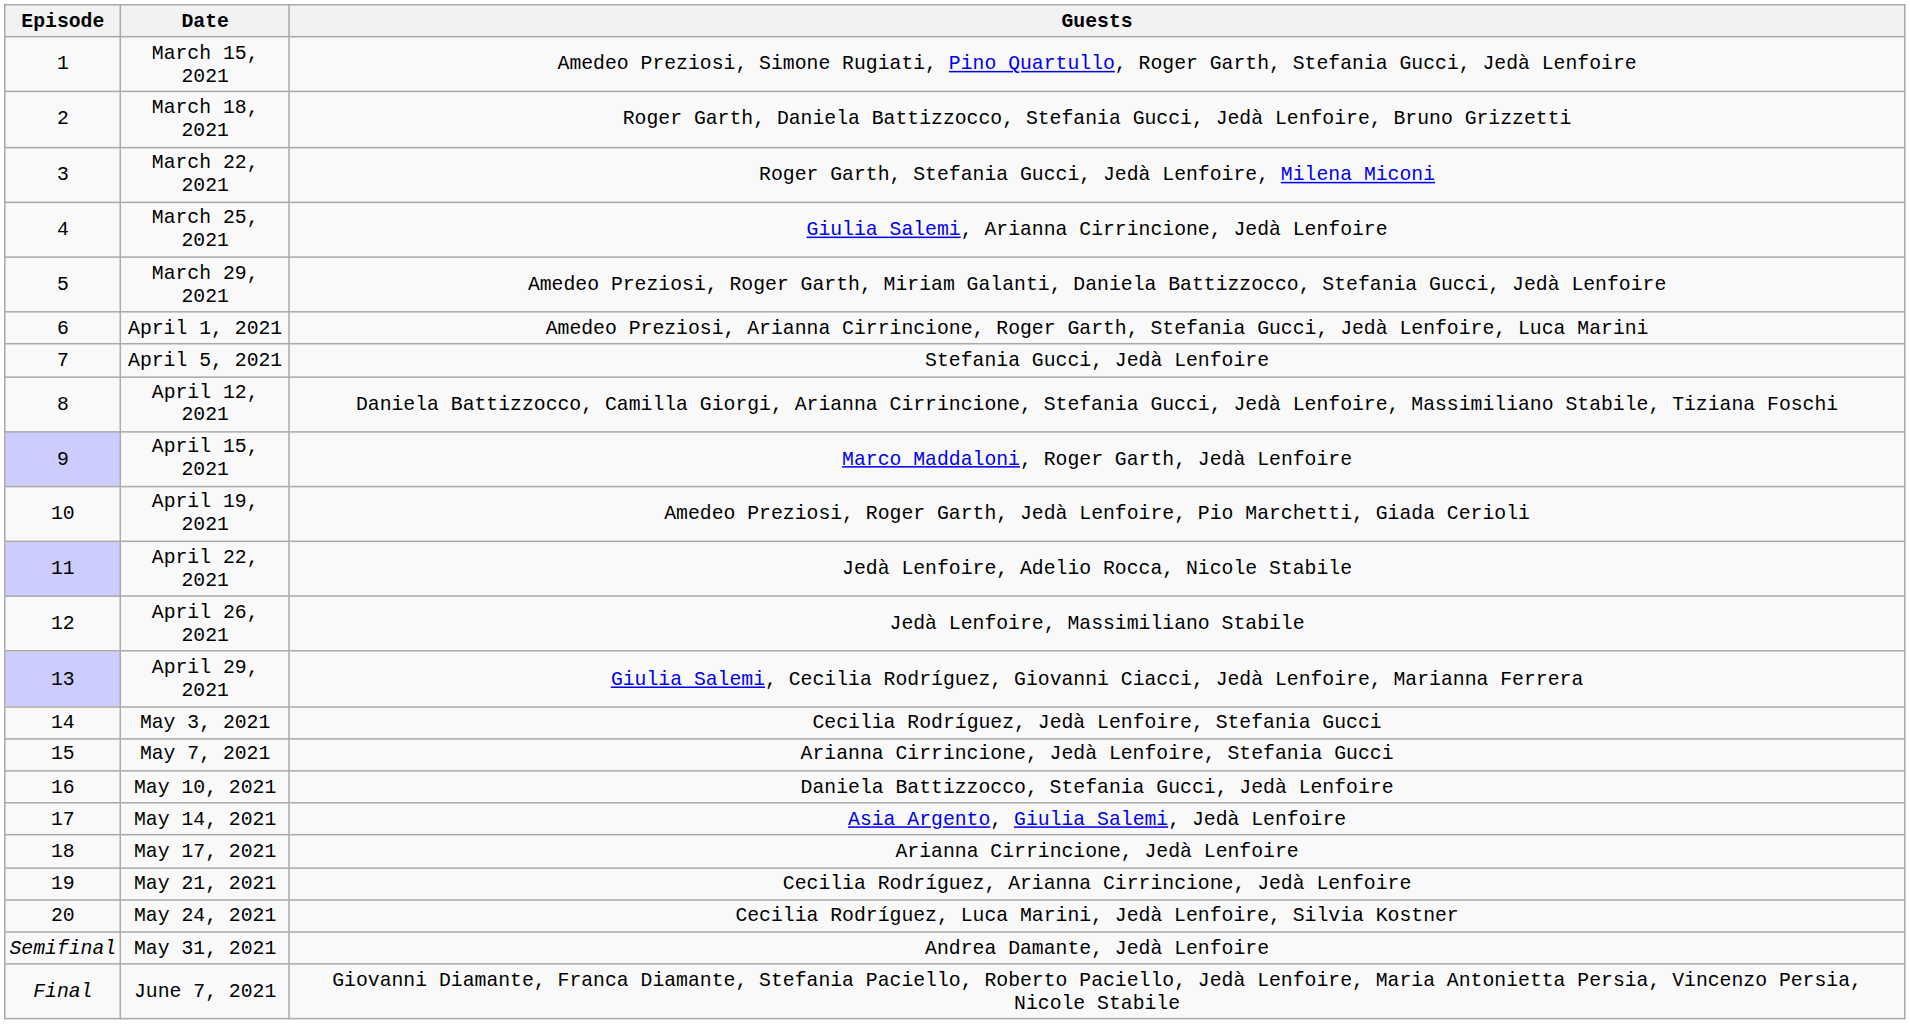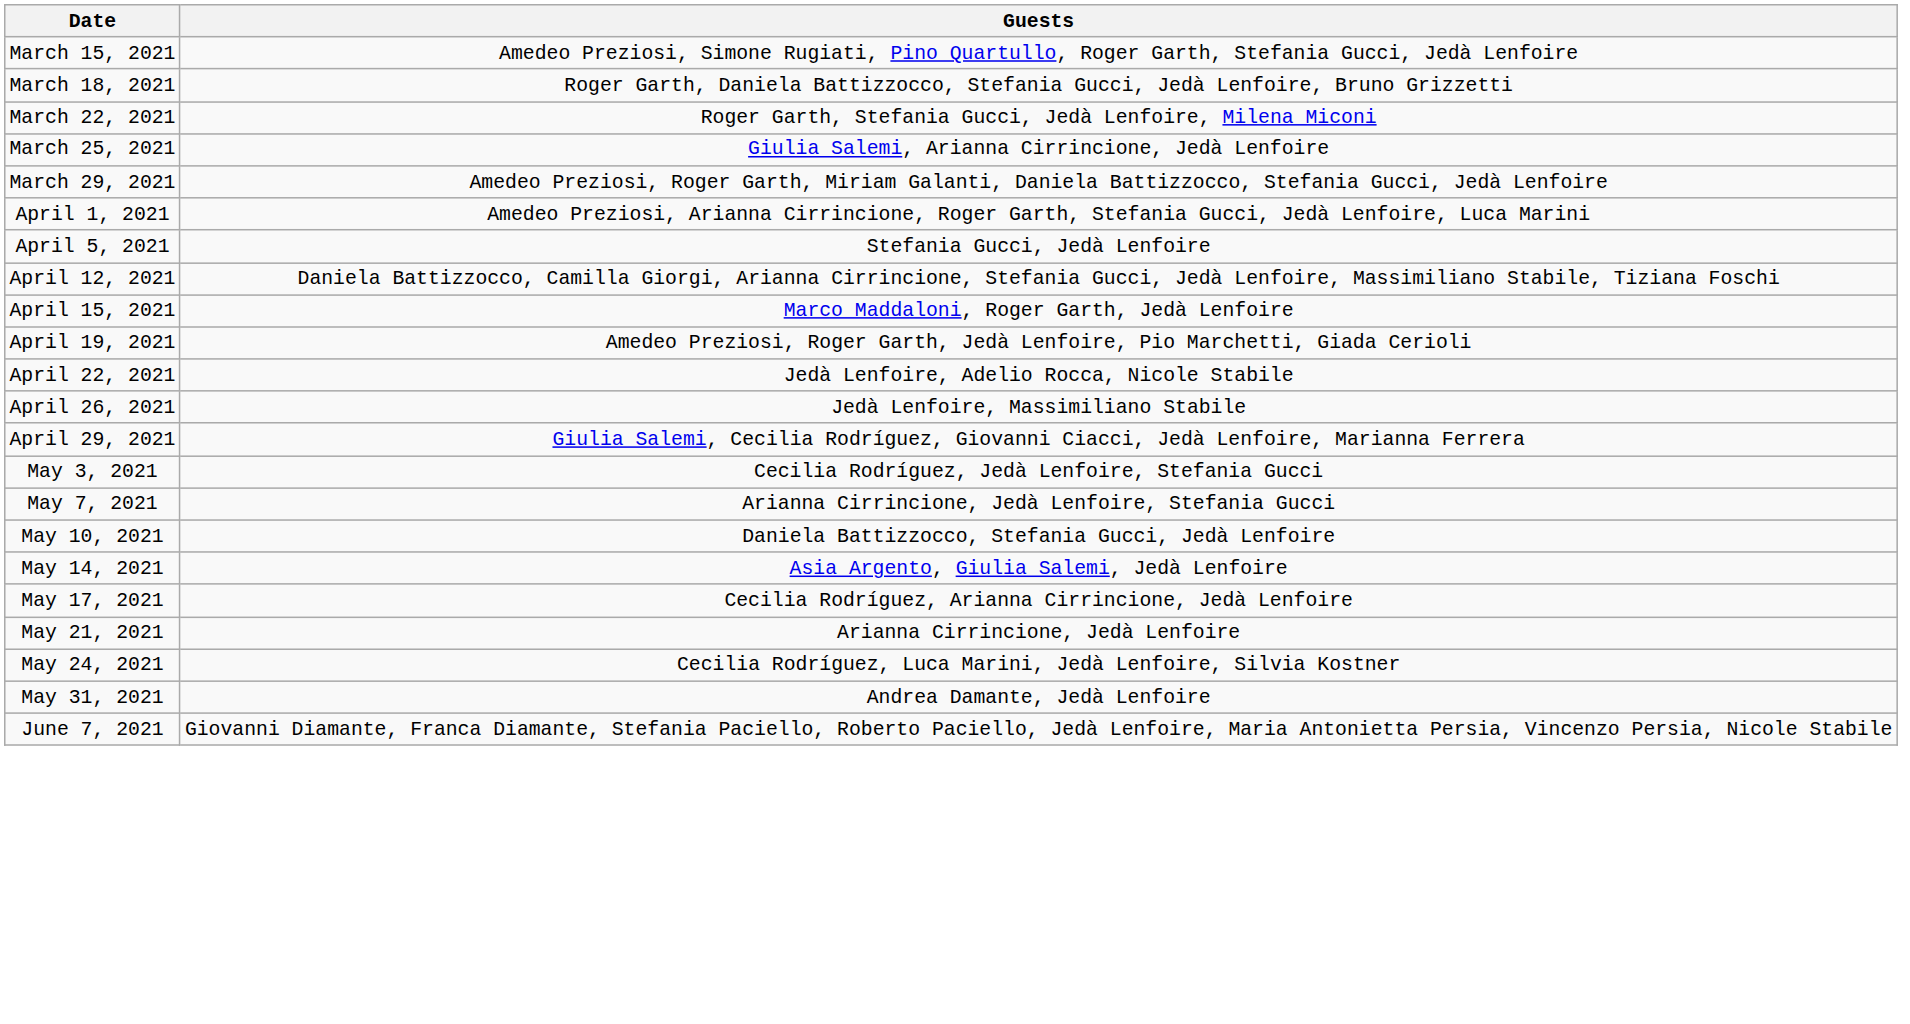- column: (63, 21)
(1097, 851) Arianna Cirrincione, Jedà Lenfoire -> (1039, 601) Cecilia Rodríguez, Arianna Cirrincione, Jedà Lenfoire
(1097, 884) Cecilia Rodríguez, Arianna Cirrincione, Jedà Lenfoire -> (1039, 633) Arianna Cirrincione, Jedà Lenfoire
